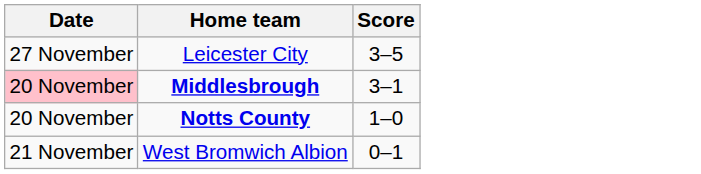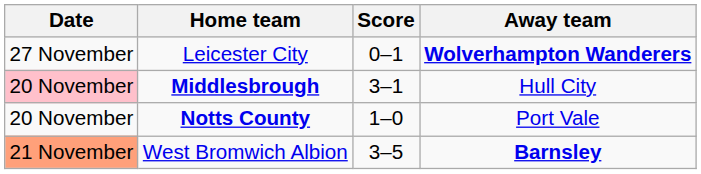+ column: (558, 20)
(386, 53) 3–5 -> (386, 53) 0–1
(71, 151) no background -> (71, 151) lightsalmon background
(386, 151) 0–1 -> (386, 151) 3–5
